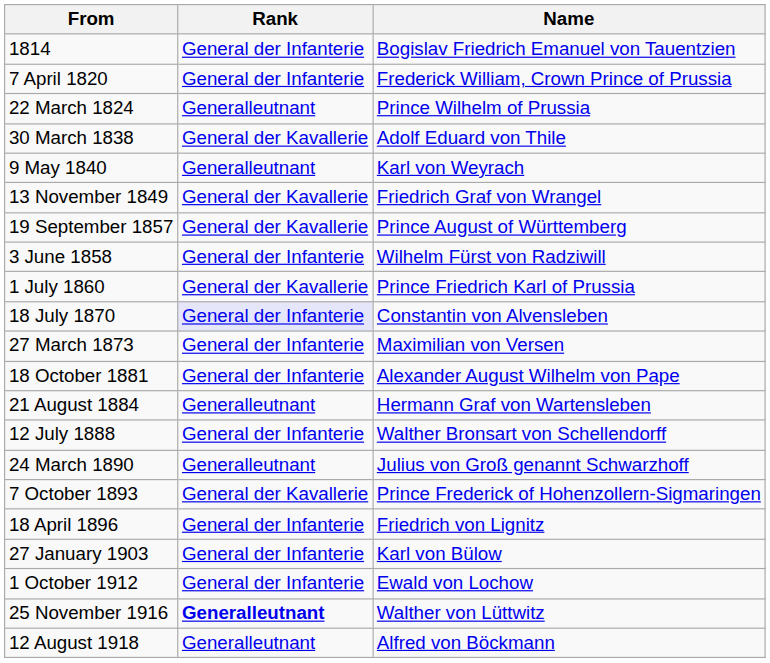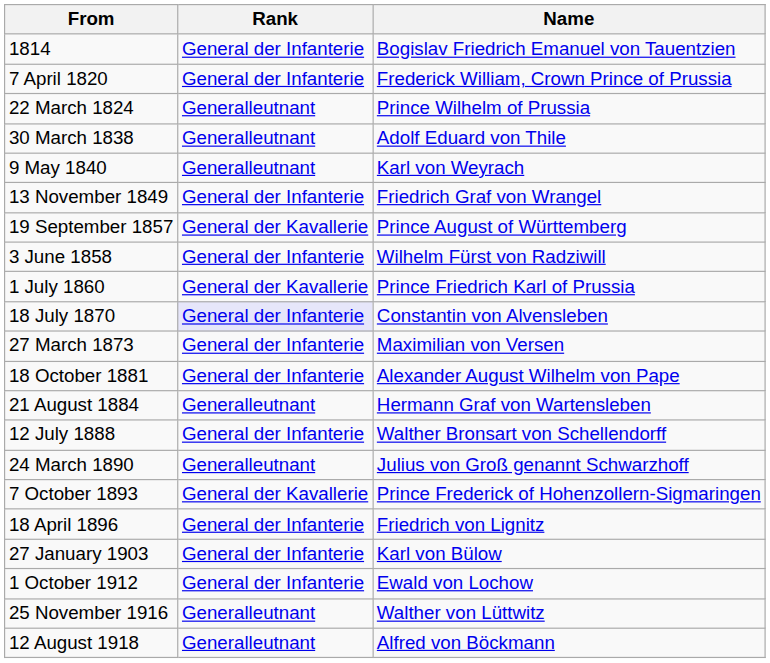(275, 138) General der Kavallerie -> (249, 138) Generalleutnant
(275, 197) General der Kavallerie -> (273, 197) General der Infanterie
(253, 613) bold -> (249, 613) normal
